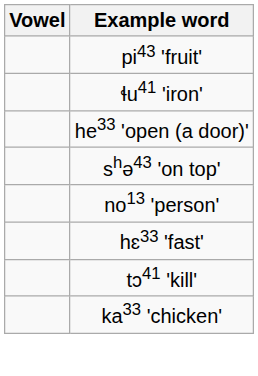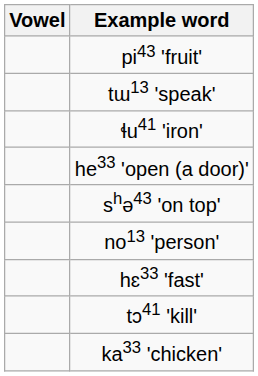+ row: (162, 91)
